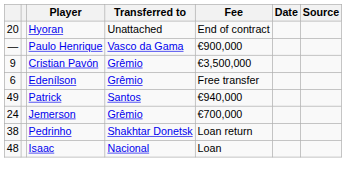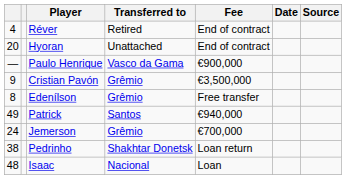+ row: (43, 30)
(13, 81) 6 -> (13, 98) 8
